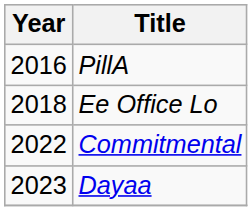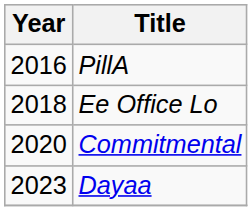(39, 144) 2022 -> (39, 144) 2020
